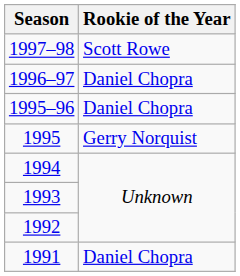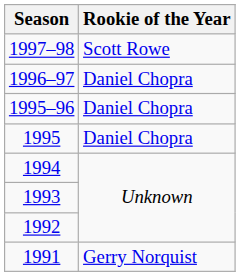(140, 138) Gerry Norquist -> (138, 138) Daniel Chopra
(138, 256) Daniel Chopra -> (140, 256) Gerry Norquist
